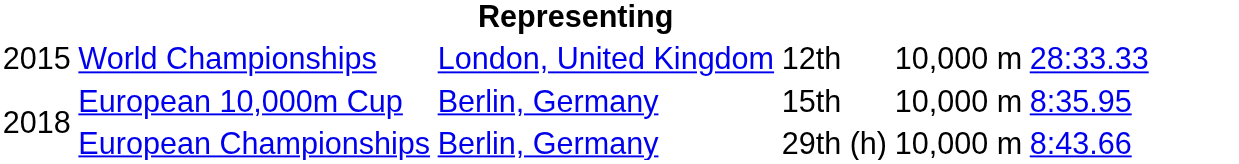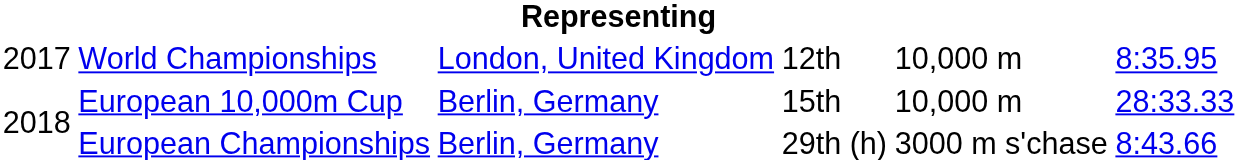(37, 59) 2015 -> (37, 59) 2017
(1089, 59) 28:33.33 -> (1166, 59) 8:35.95
(1081, 101) 8:35.95 -> (1175, 101) 28:33.33
(958, 143) 10,000 m -> (1001, 143) 3000 m s'chase
